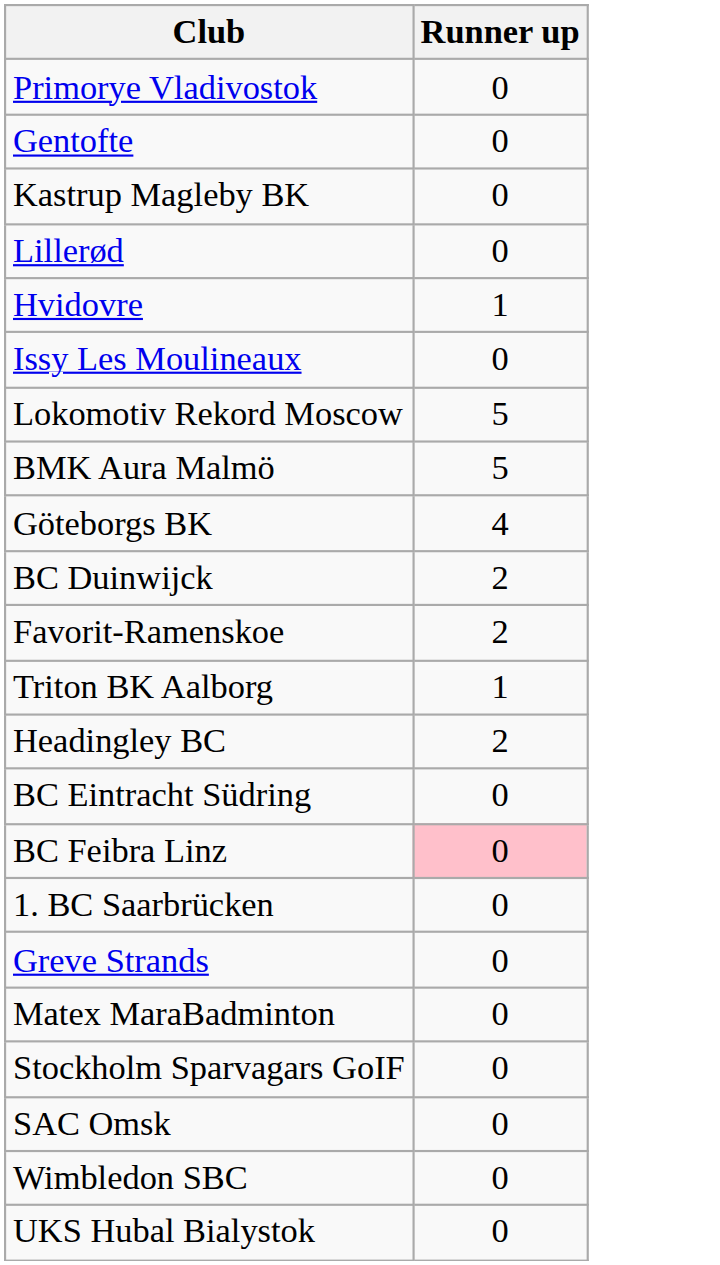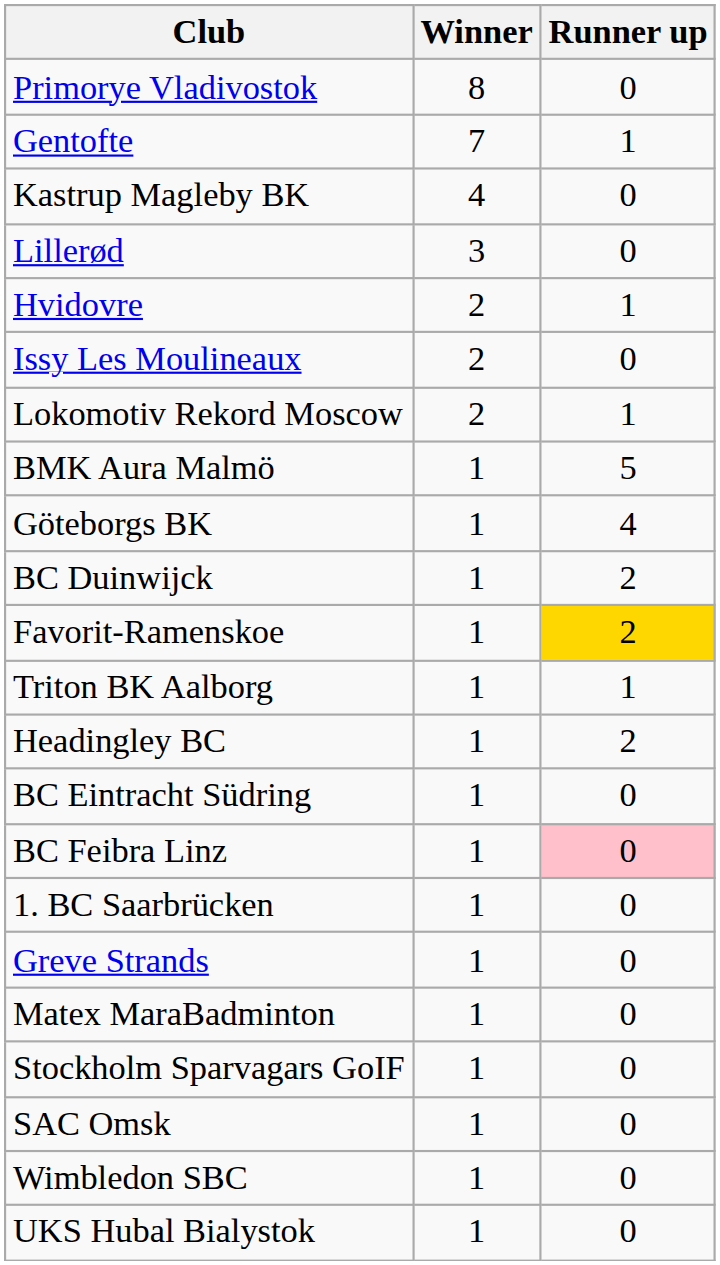+ column: (477, 31)
(500, 140) 0 -> (628, 140) 1
(500, 413) 5 -> (628, 413) 1
(500, 631) no background -> (628, 631) gold background
